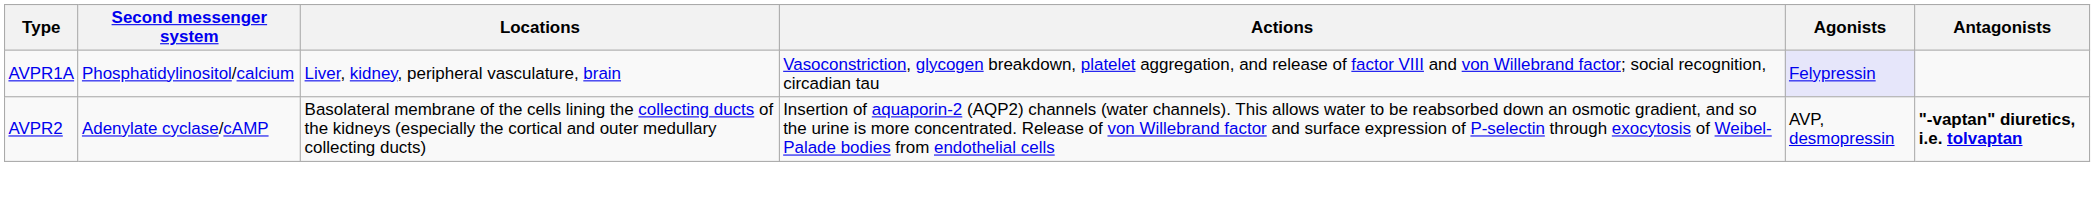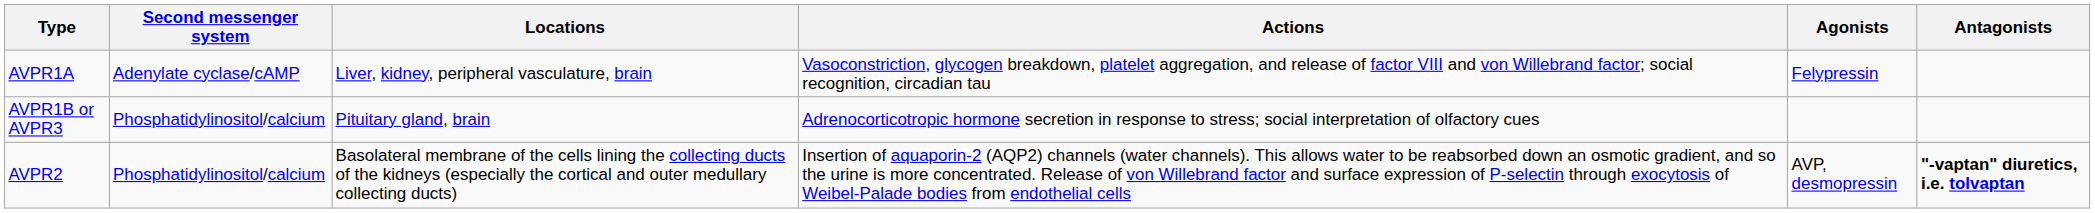(188, 73) Phosphatidylinositol/calcium -> (206, 73) Adenylate cyclase/cAMP
(1832, 73) lavender background -> (1835, 73) no background
+ row: (51, 119)
(175, 128) Adenylate cyclase/cAMP -> (219, 174) Phosphatidylinositol/calcium
